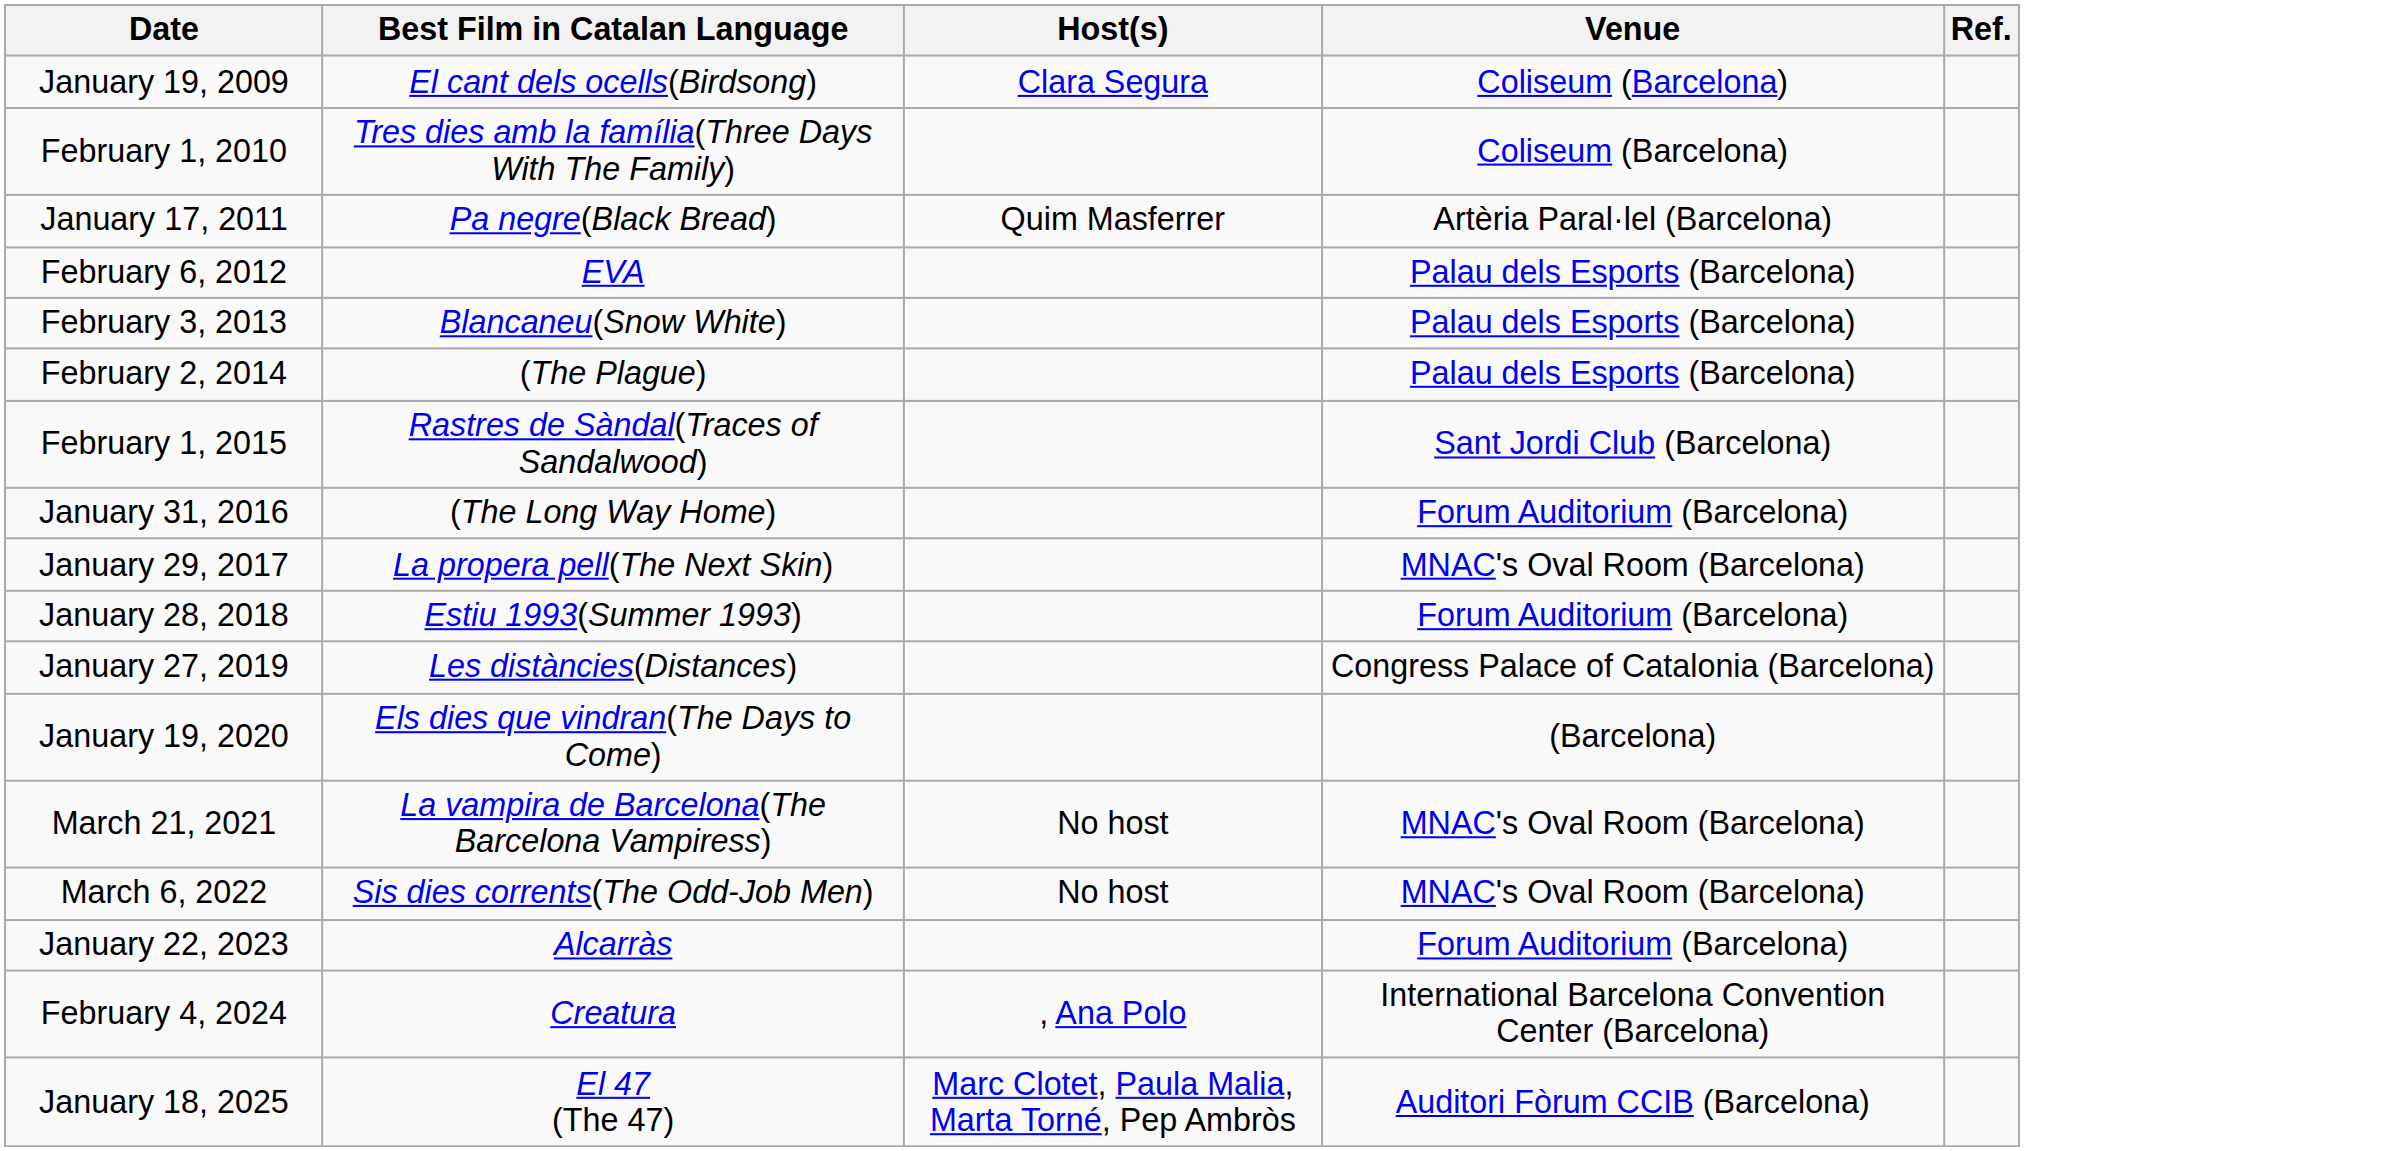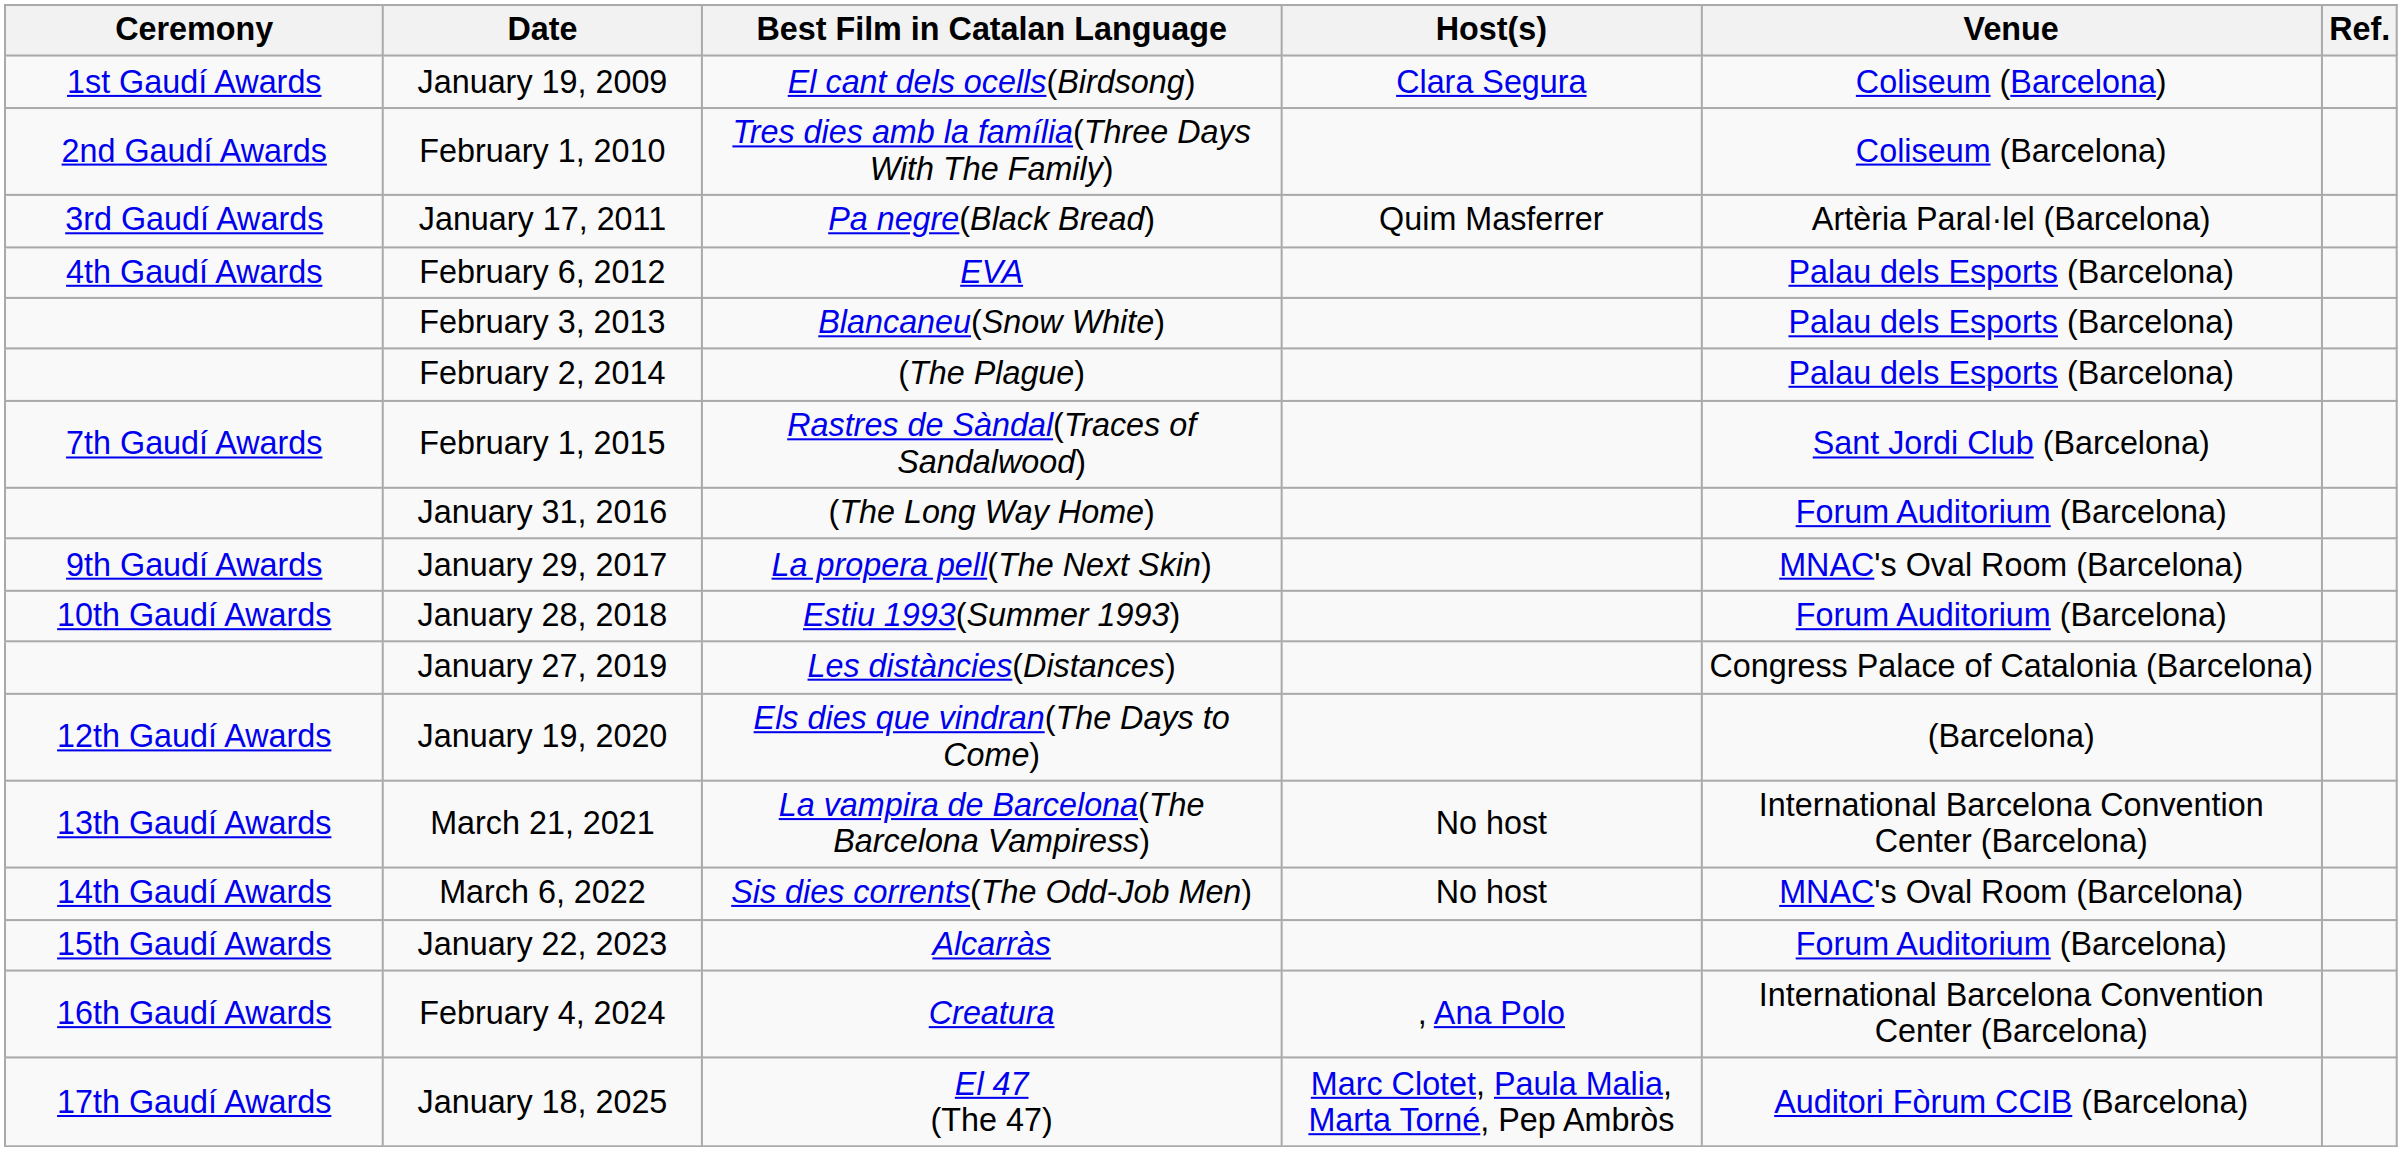+ column: (194, 30)
(1633, 823) MNAC's Oval Room (Barcelona) -> (2011, 823) International Barcelona Convention Center (Barcelona)
